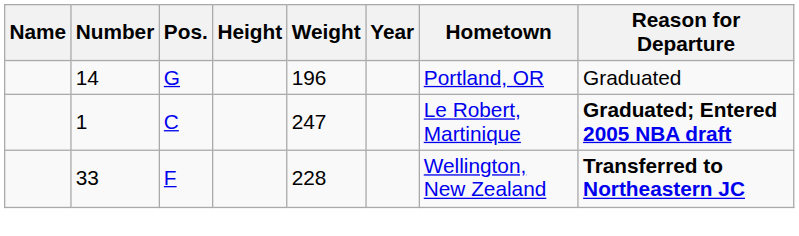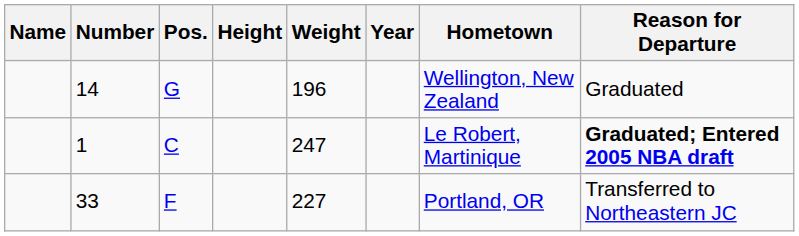(484, 77) Portland, OR -> (499, 89) Wellington, New Zealand
(309, 178) 228 -> (309, 201) 227
(485, 178) Wellington, New Zealand -> (484, 201) Portland, OR
(664, 178) bold -> (661, 201) normal
